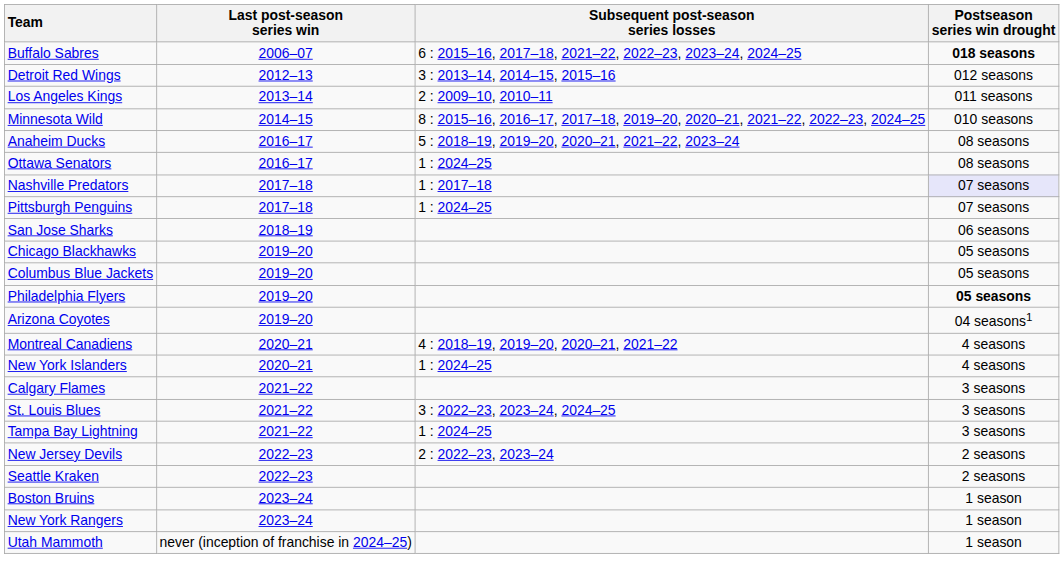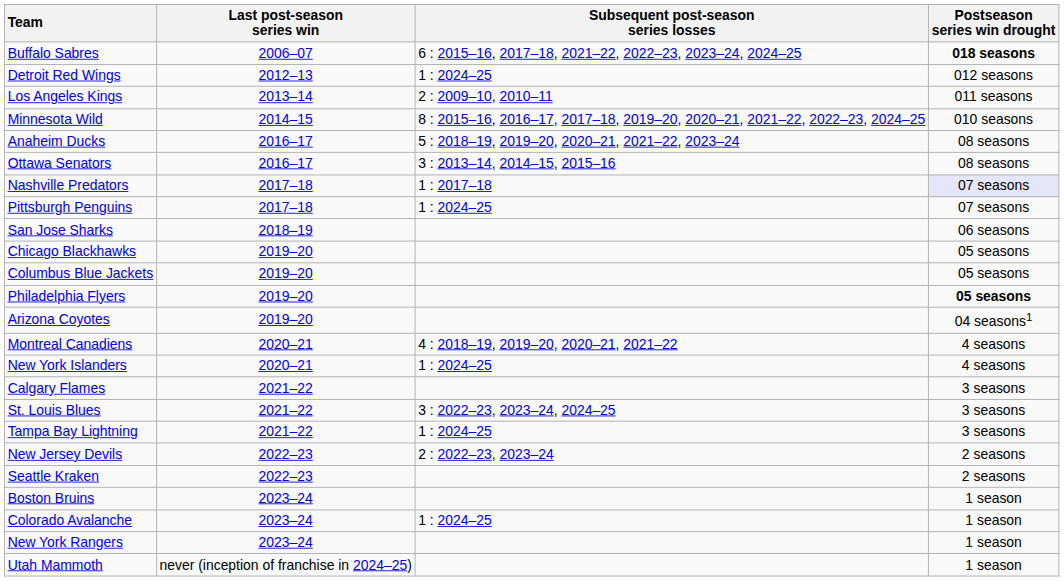(517, 75) 3 : 2013–14, 2014–15, 2015–16 -> (455, 75) 1 : 2024–25
(455, 163) 1 : 2024–25 -> (517, 163) 3 : 2013–14, 2014–15, 2015–16
+ row: (70, 520)
